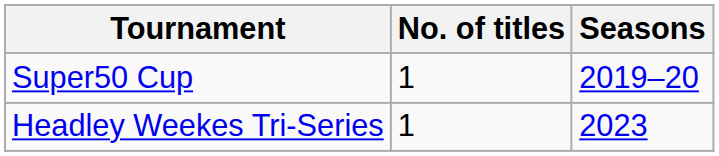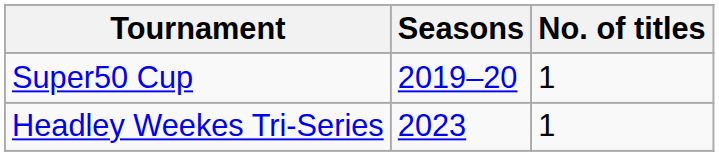columns swapped: (481, 28) <-> (642, 28)
